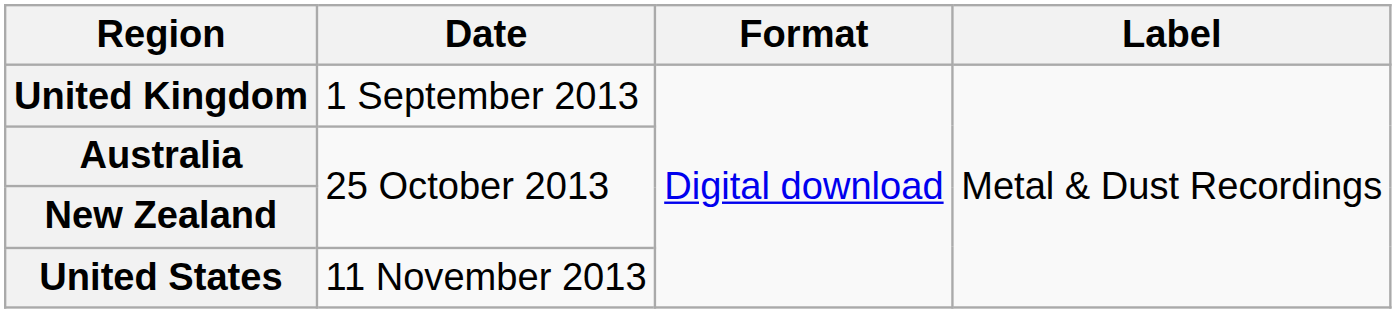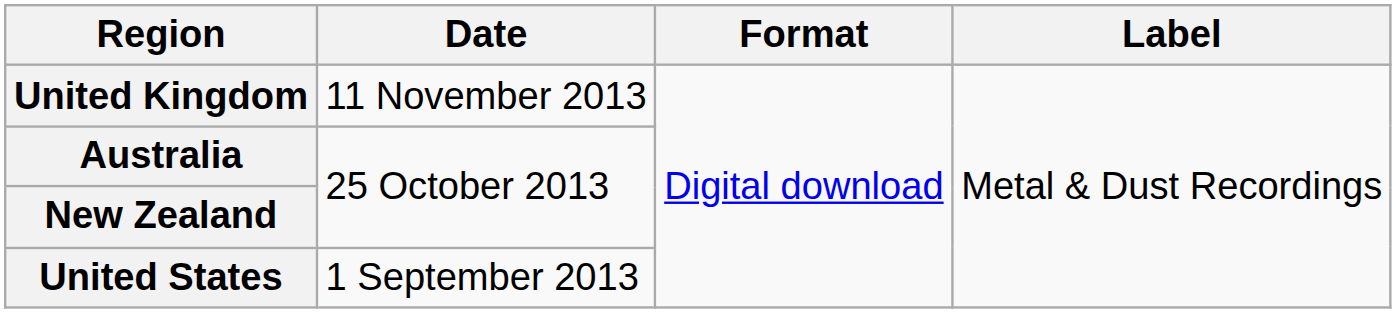(482, 95) 1 September 2013 -> (486, 95) 11 November 2013
(486, 276) 11 November 2013 -> (482, 276) 1 September 2013
